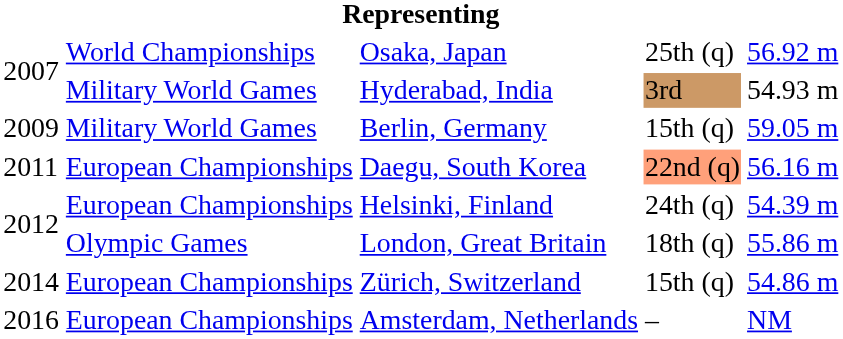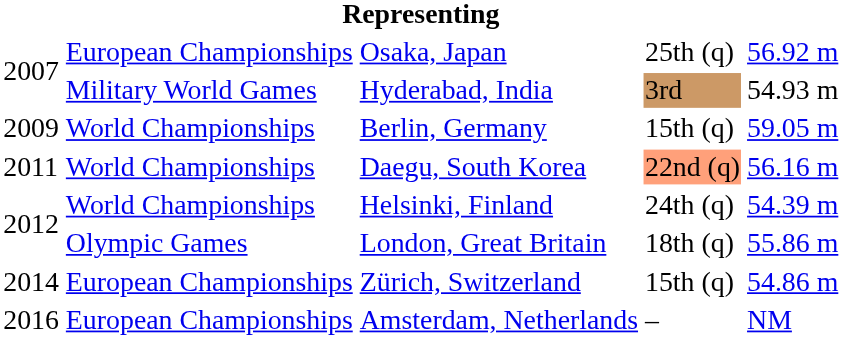(190, 51) World Championships -> (209, 51) European Championships
(191, 128) Military World Games -> (190, 128) World Championships
(209, 166) European Championships -> (190, 166) World Championships
(209, 204) European Championships -> (190, 204) World Championships
